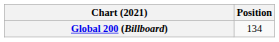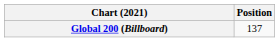(254, 28) 134 -> (254, 28) 137
